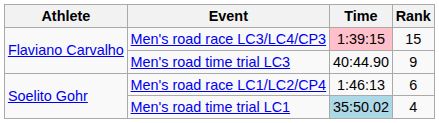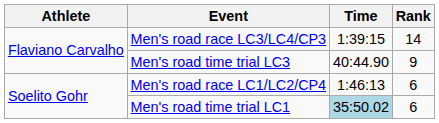(361, 39) pink background -> (361, 39) no background
(413, 39) 15 -> (413, 39) 14
(413, 107) 4 -> (413, 107) 6
